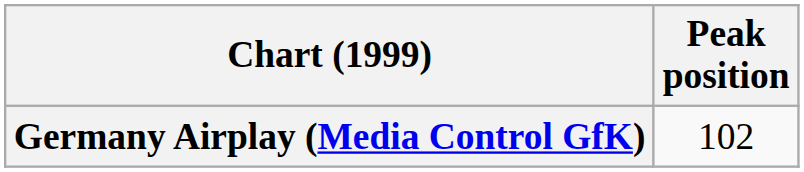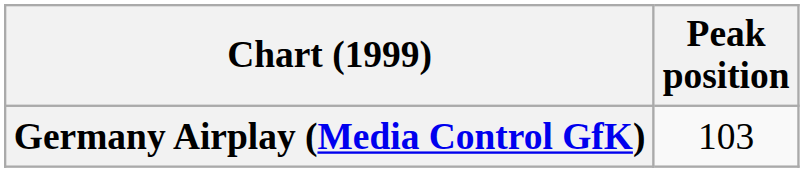(726, 135) 102 -> (726, 135) 103
